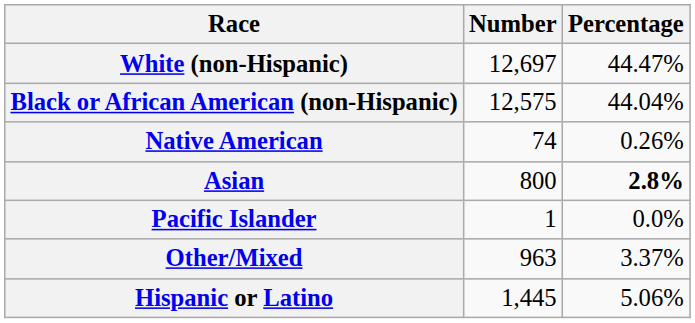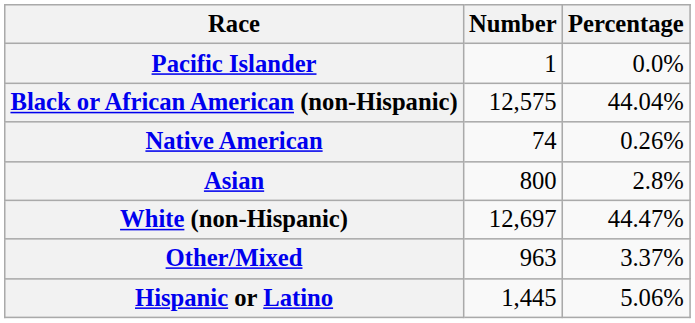rows swapped: (234, 63) <-> (234, 219)
(656, 180) bold -> (658, 180) normal
